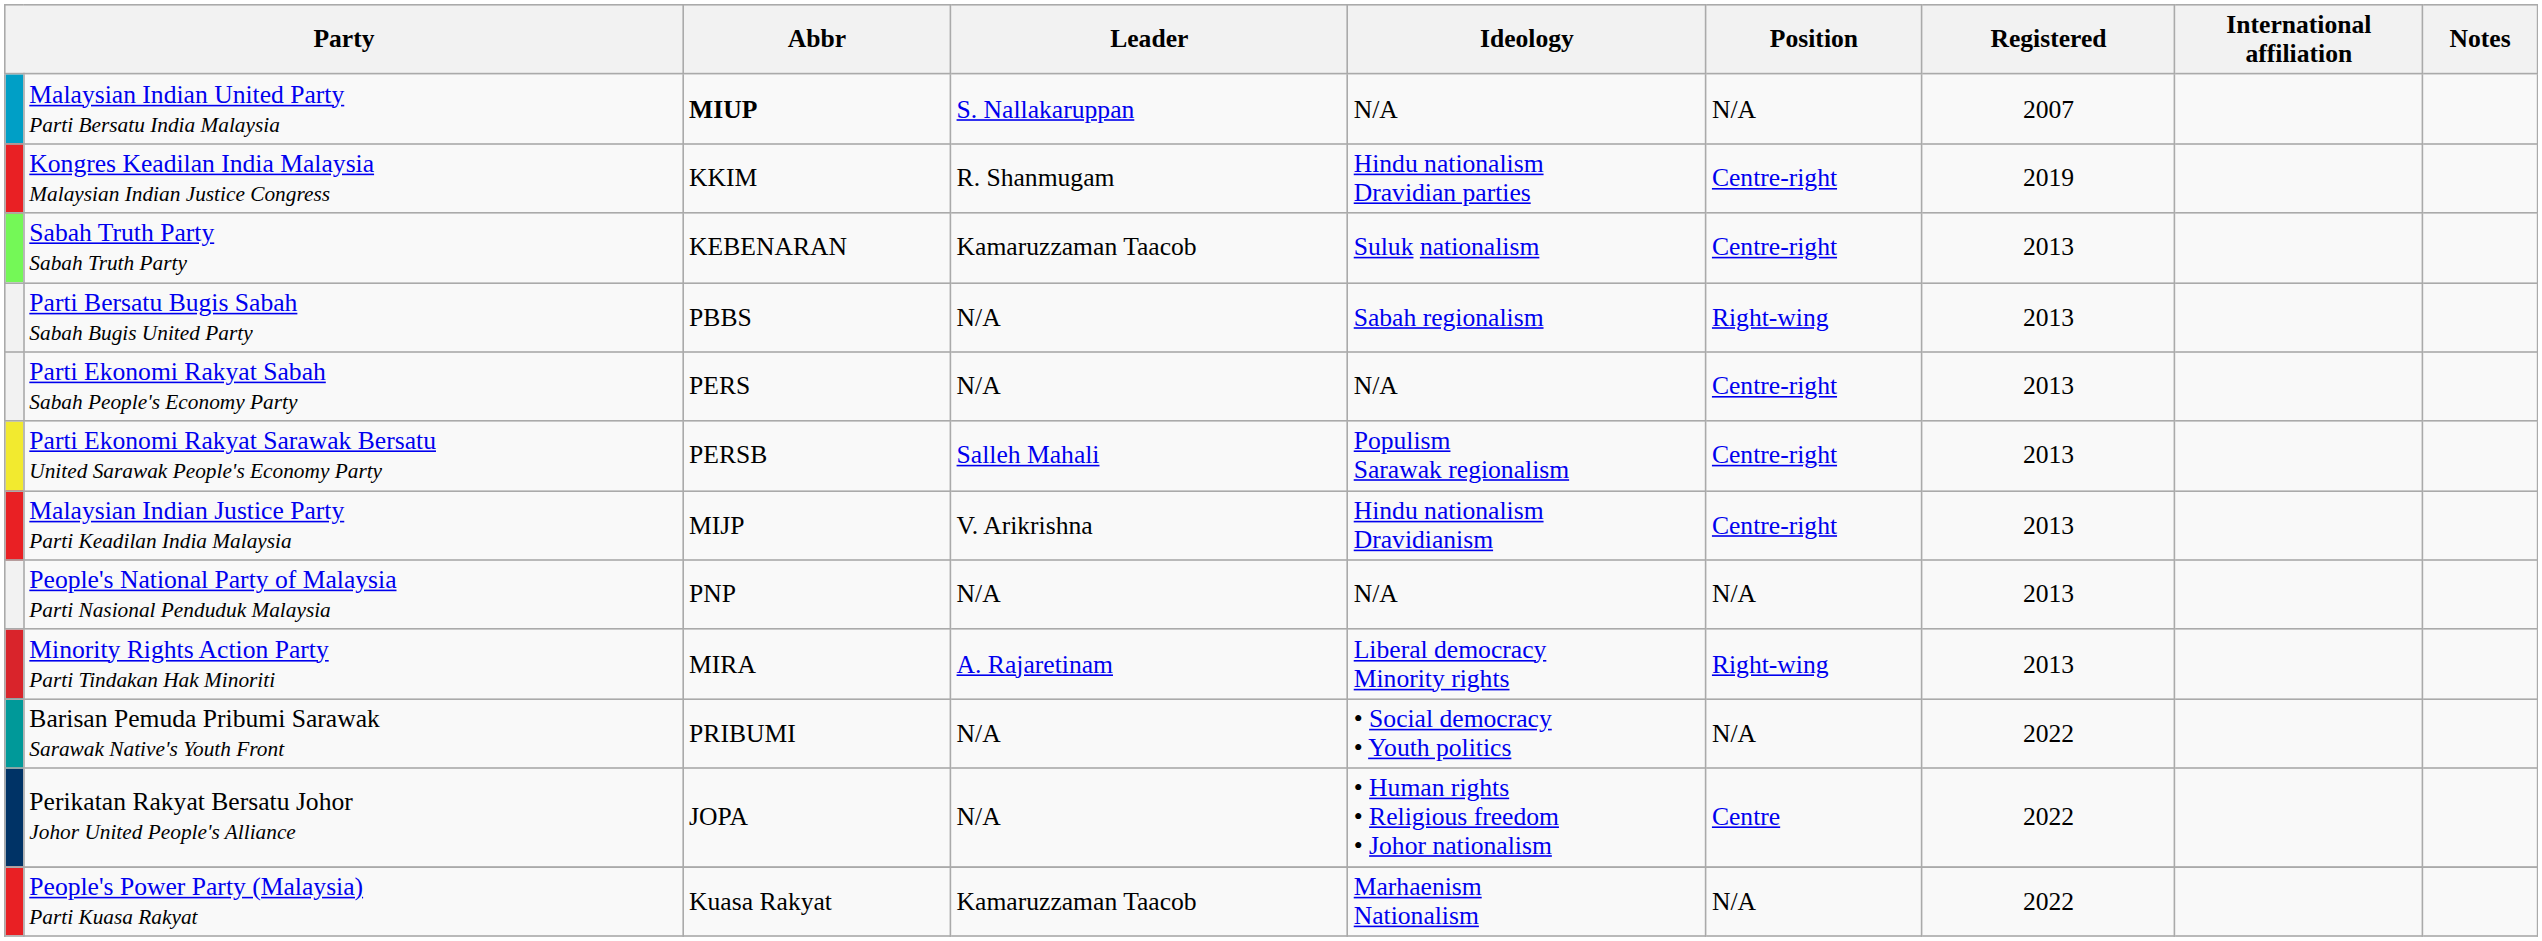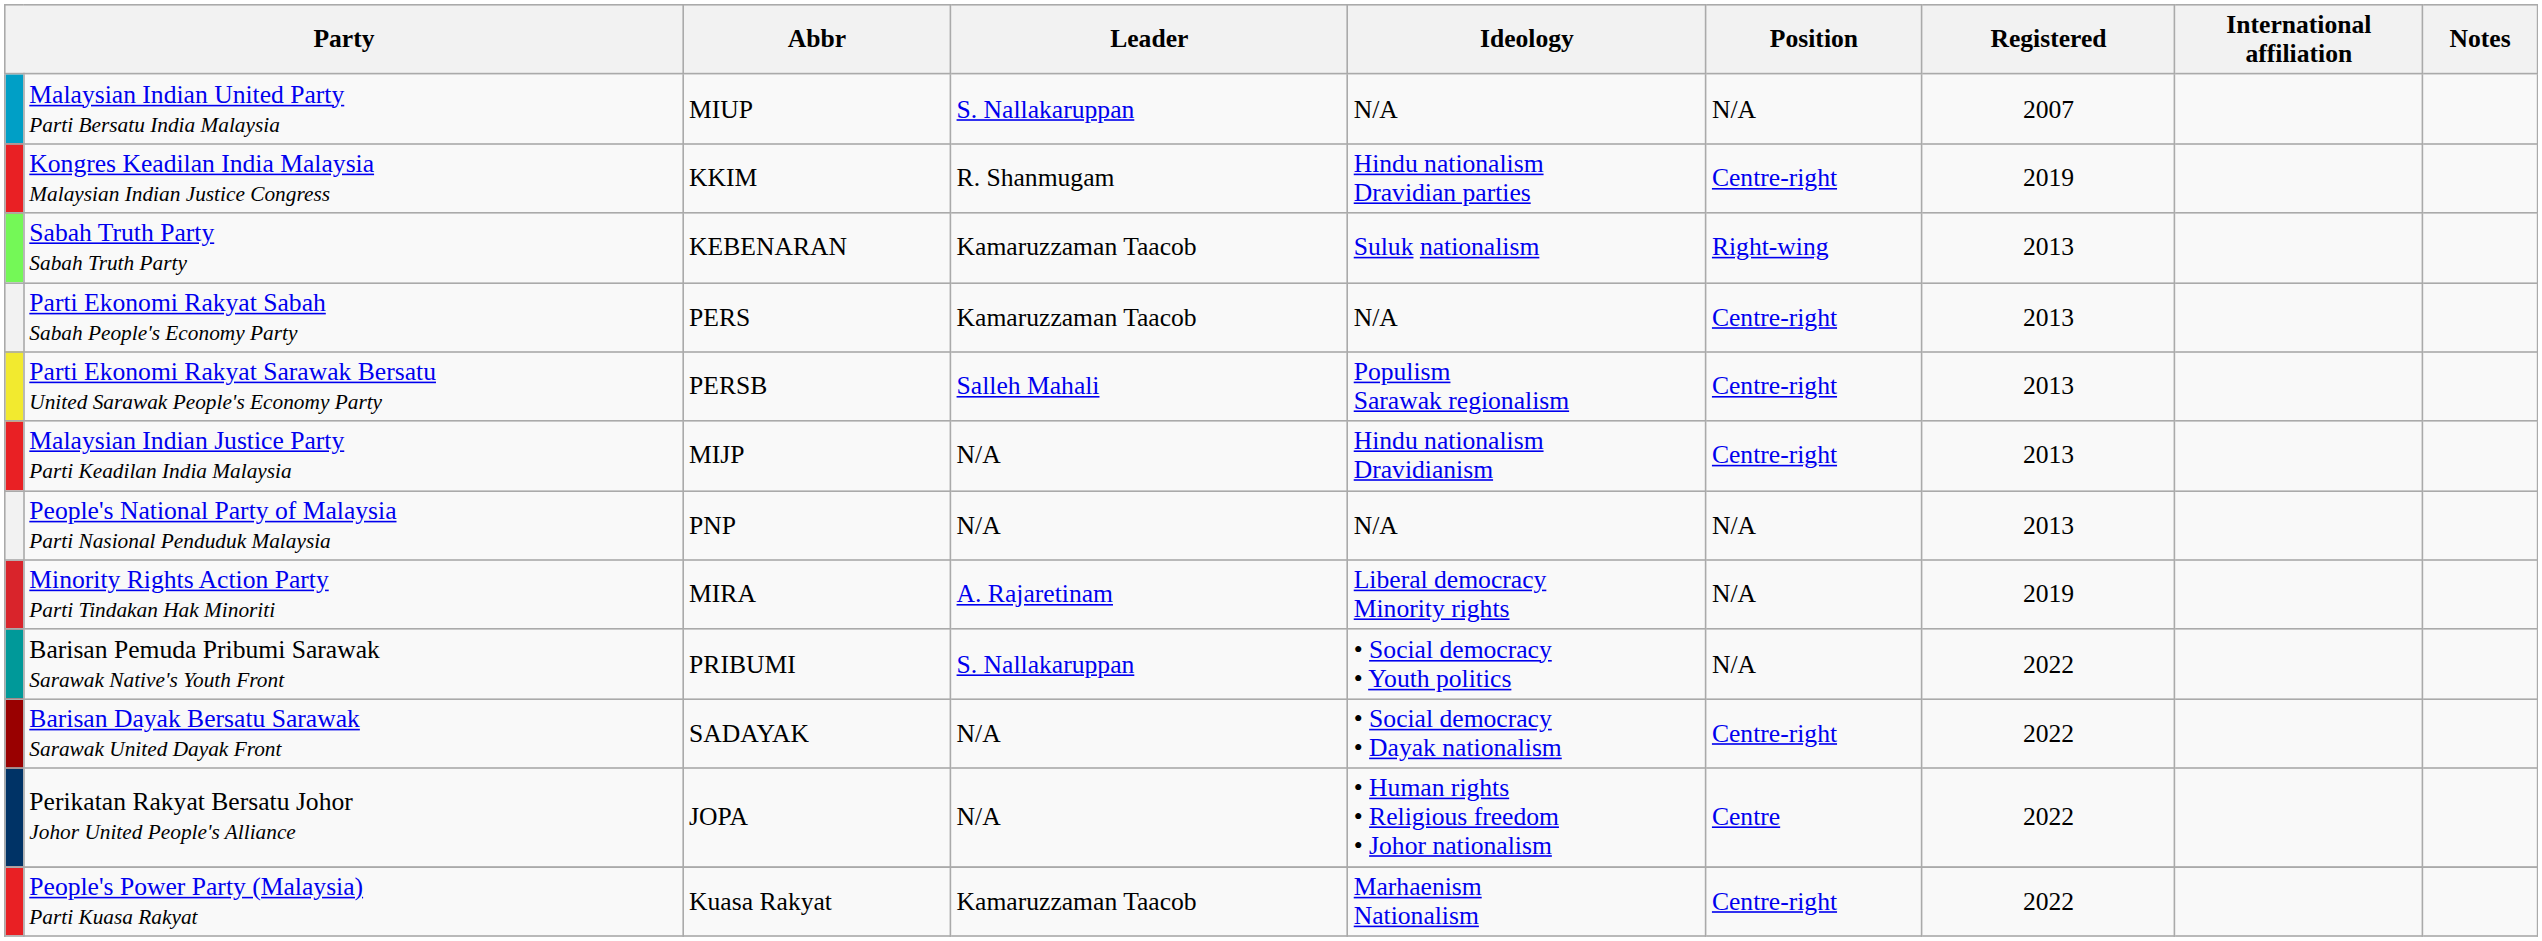(723, 108) bold -> (721, 108) normal
(1774, 247) Centre-right -> (1770, 247) Right-wing
- row: (163, 316)
(979, 386) N/A -> (1077, 316) Kamaruzzaman Taacob
(1025, 525) V. Arikrishna -> (979, 455) N/A
(1770, 663) Right-wing -> (1734, 594) N/A
(2049, 663) 2013 -> (2049, 594) 2019
(979, 733) N/A -> (1045, 663) S. Nallakaruppan
+ row: (195, 733)
(1734, 900) N/A -> (1774, 900) Centre-right
